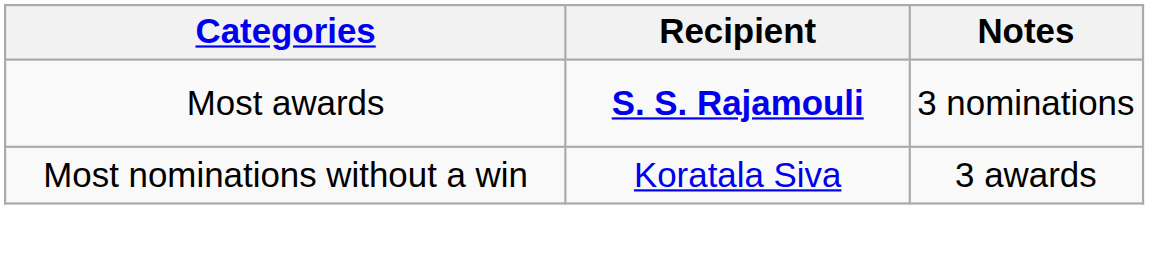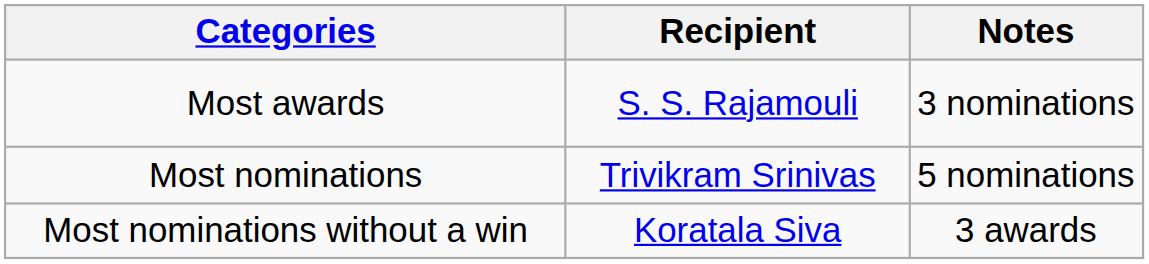(738, 103) bold -> (738, 103) normal
+ row: (286, 174)
